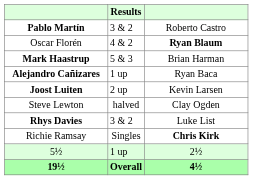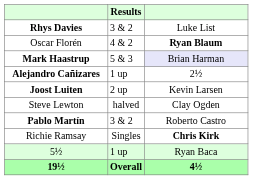rows swapped: (56, 27) <-> (56, 120)
(196, 58) no background -> (196, 58) lavender background
(196, 74) Ryan Baca -> (196, 74) 2½
(196, 151) 2½ -> (196, 151) Ryan Baca
